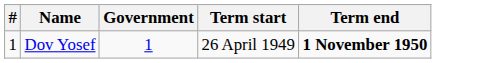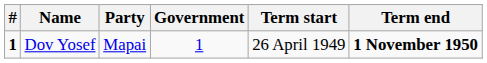+ column: (125, 17)
(13, 44) normal -> (13, 44) bold
